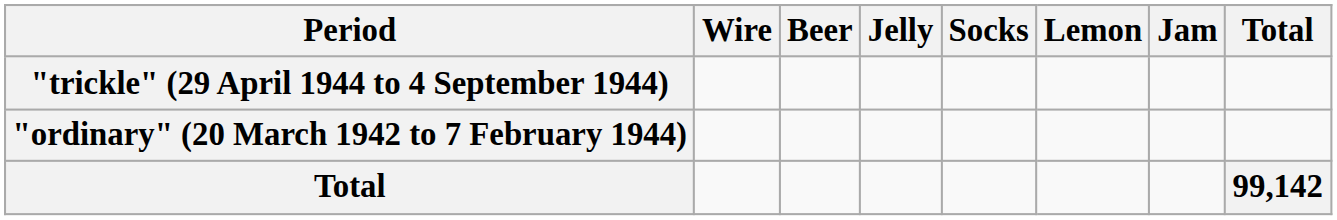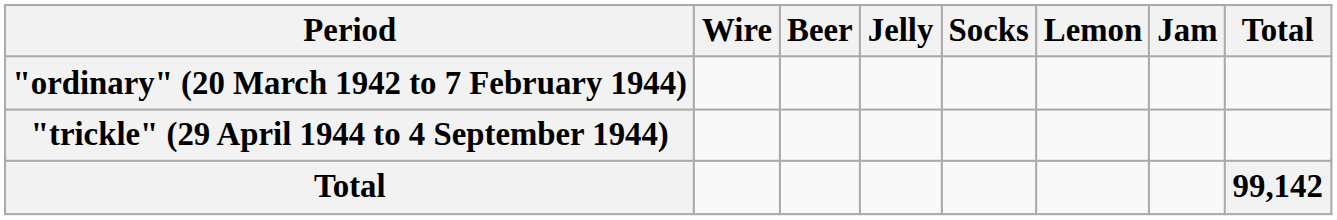rows swapped: (350, 134) <-> (350, 82)
